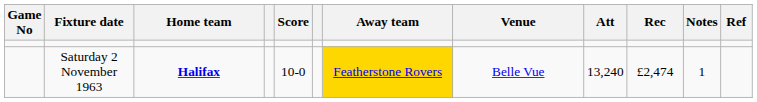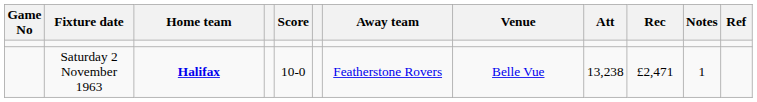(388, 72) gold background -> (388, 72) no background
(605, 72) 13,240 -> (605, 72) 13,238
(655, 72) £2,474 -> (655, 72) £2,471
